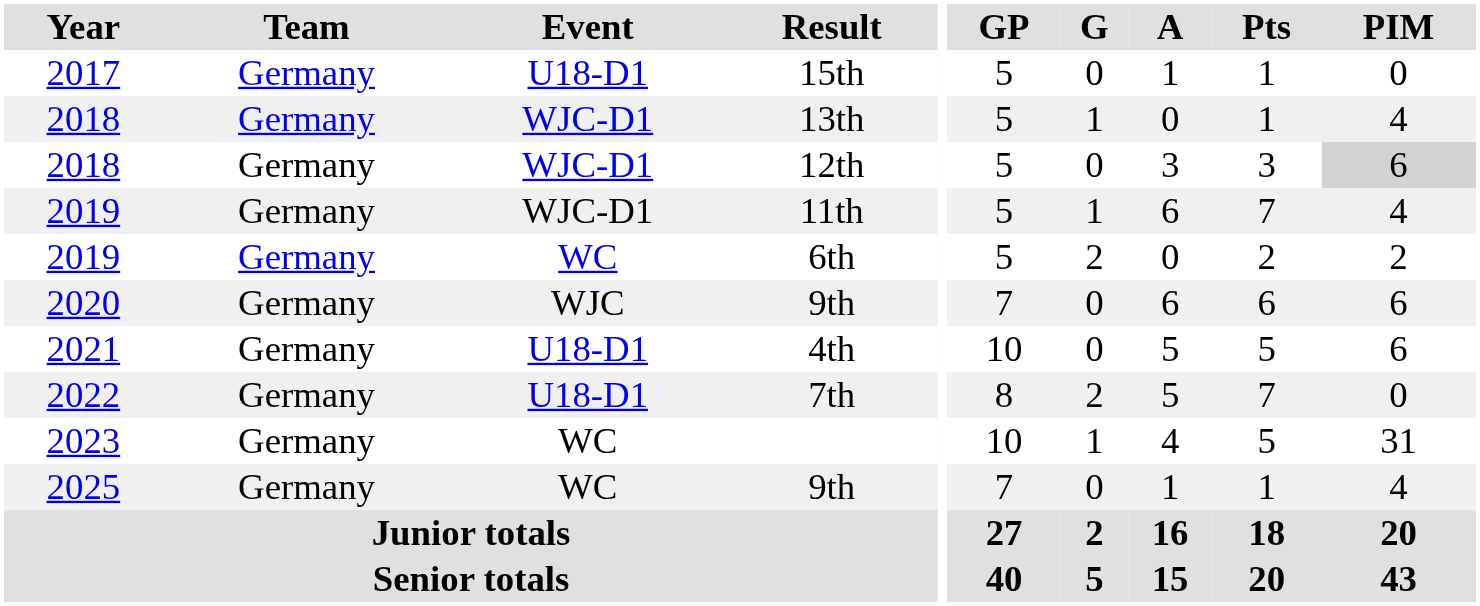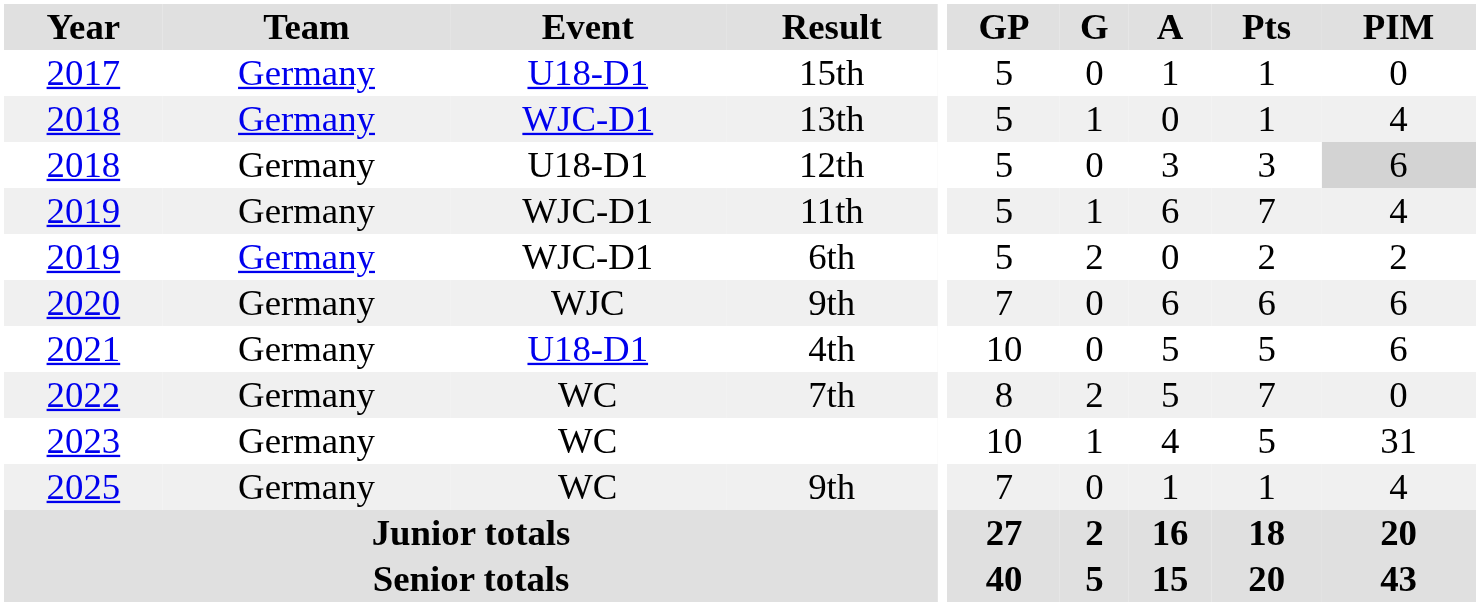(588, 164) WJC-D1 -> (588, 164) U18-D1
(588, 256) WC -> (588, 256) WJC-D1
(588, 394) U18-D1 -> (588, 394) WC
